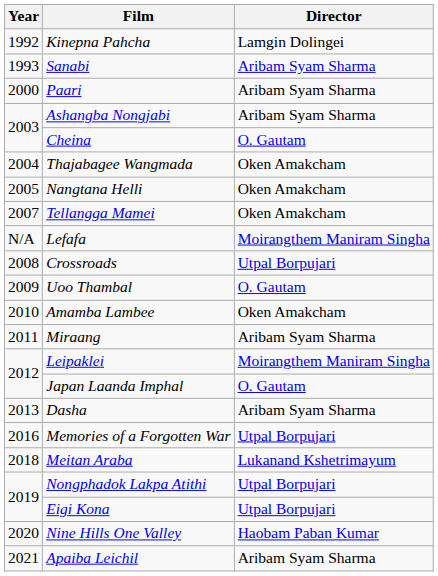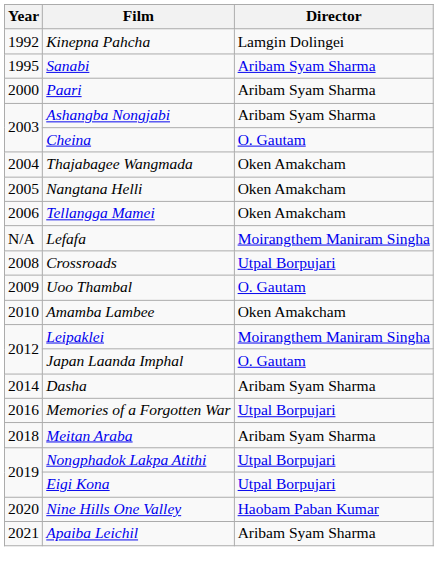(24, 66) 1993 -> (24, 66) 1995
(24, 213) 2007 -> (24, 213) 2006
- row: (73, 336)
(24, 410) 2013 -> (24, 386) 2014
(317, 459) Lukanand Kshetrimayum -> (307, 435) Aribam Syam Sharma
